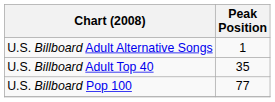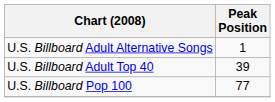(243, 67) 35 -> (243, 67) 39
